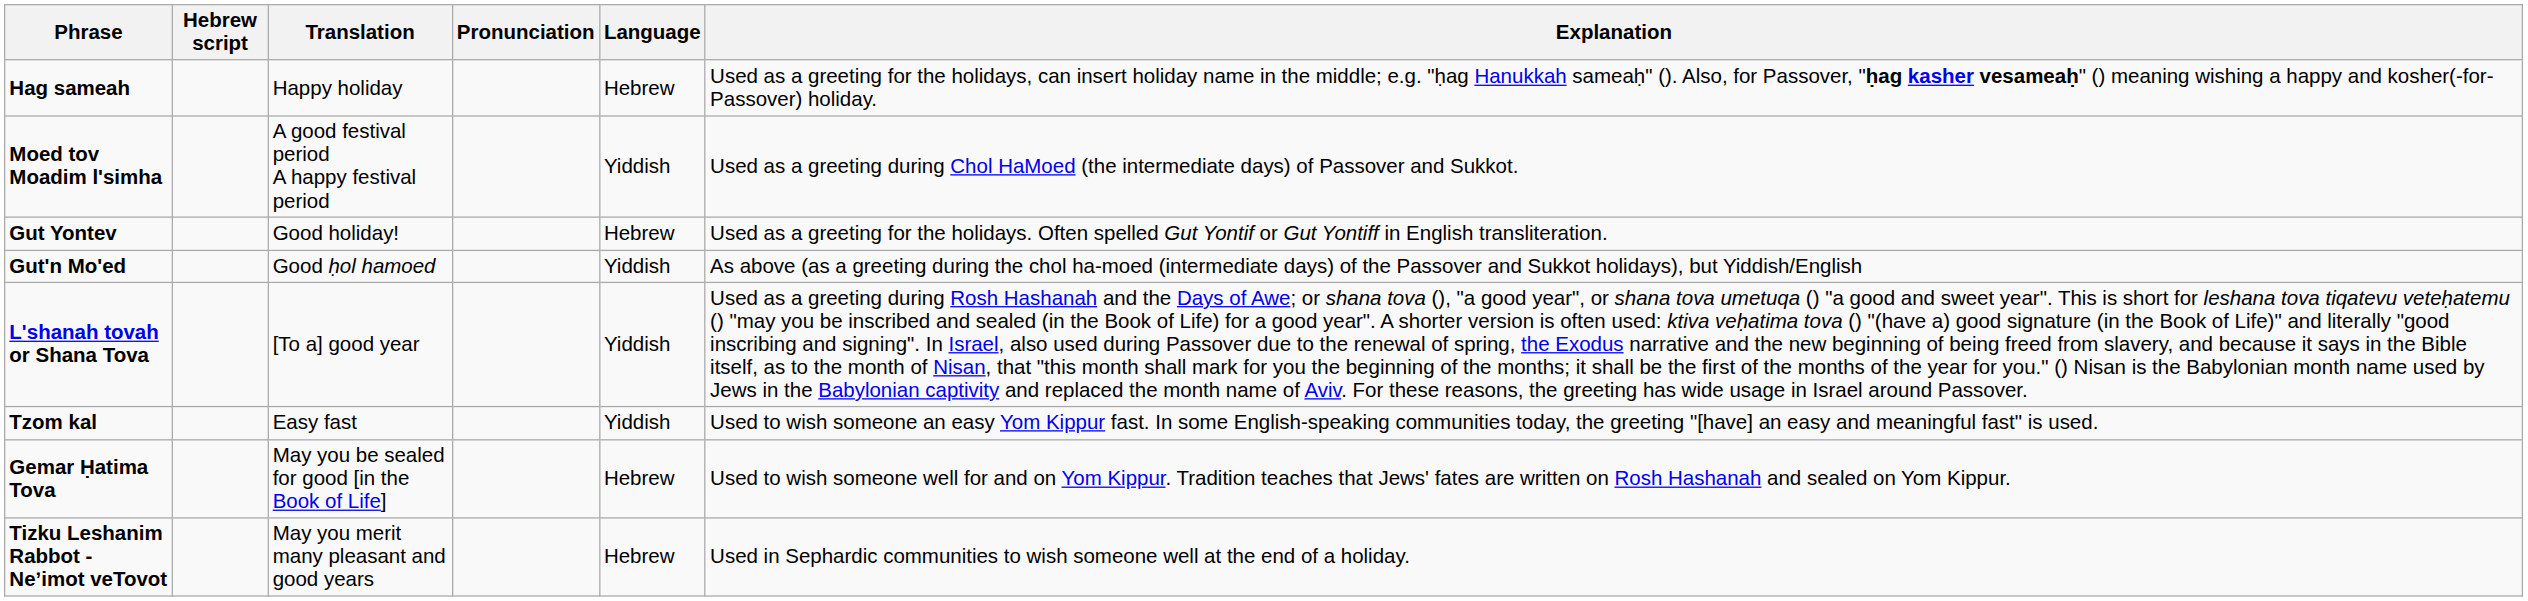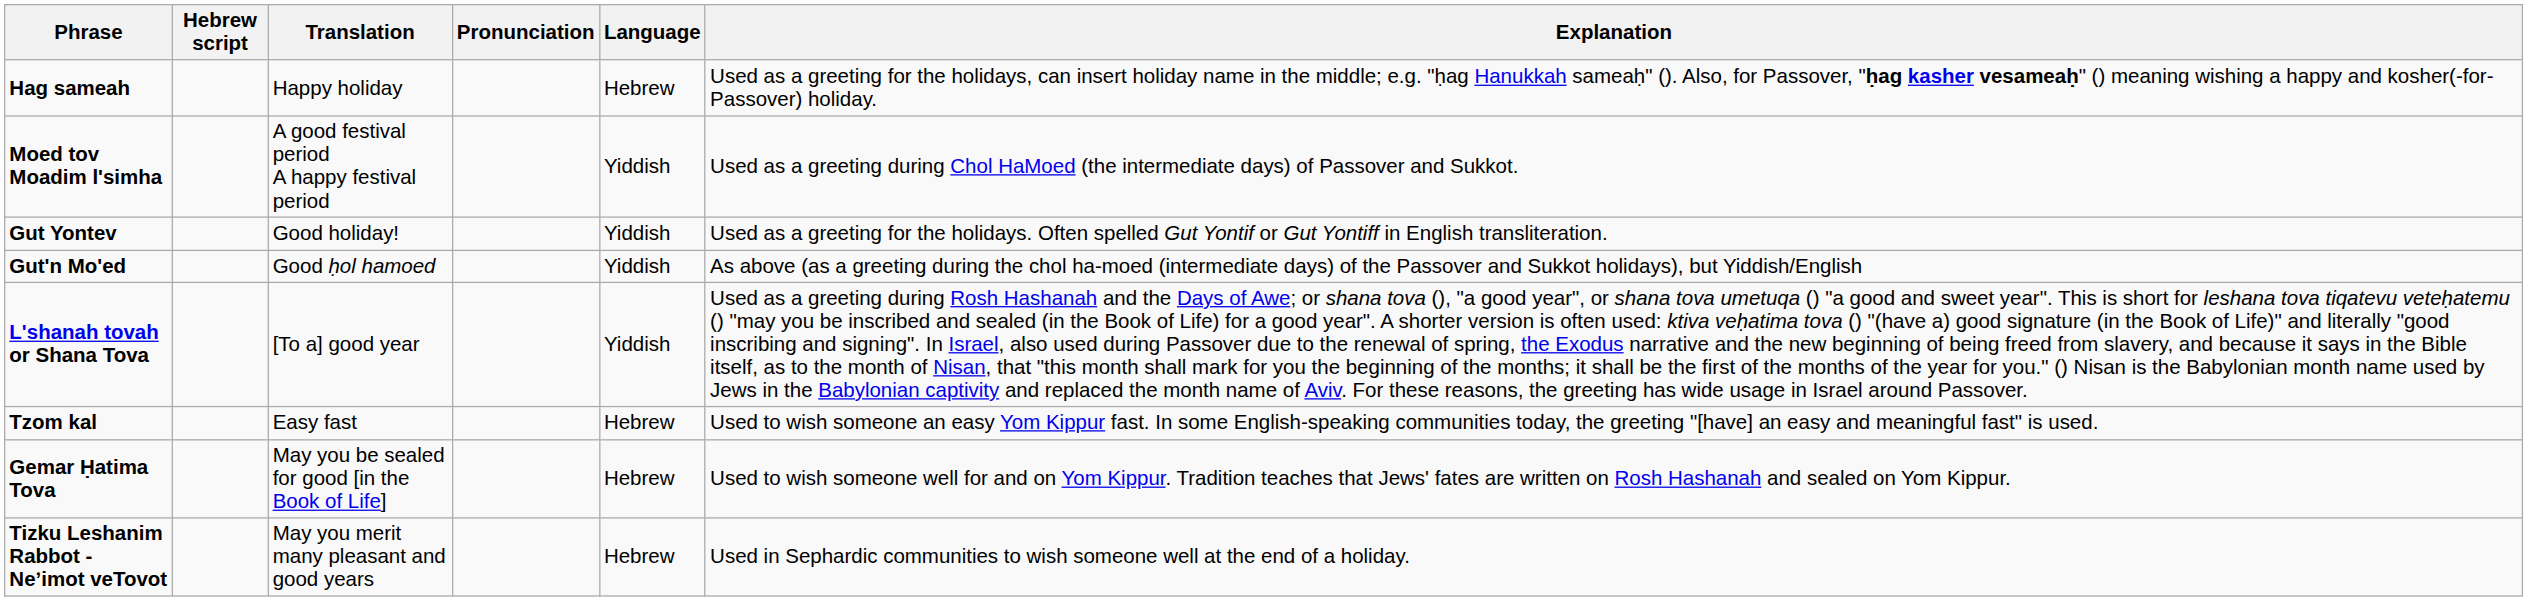(639, 233) Hebrew -> (637, 233) Yiddish
(637, 422) Yiddish -> (639, 422) Hebrew
